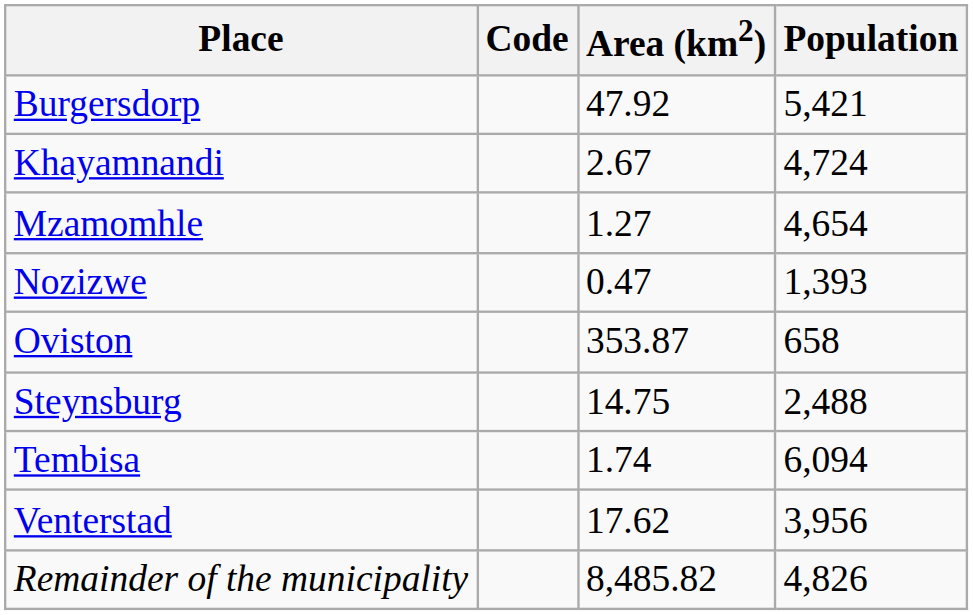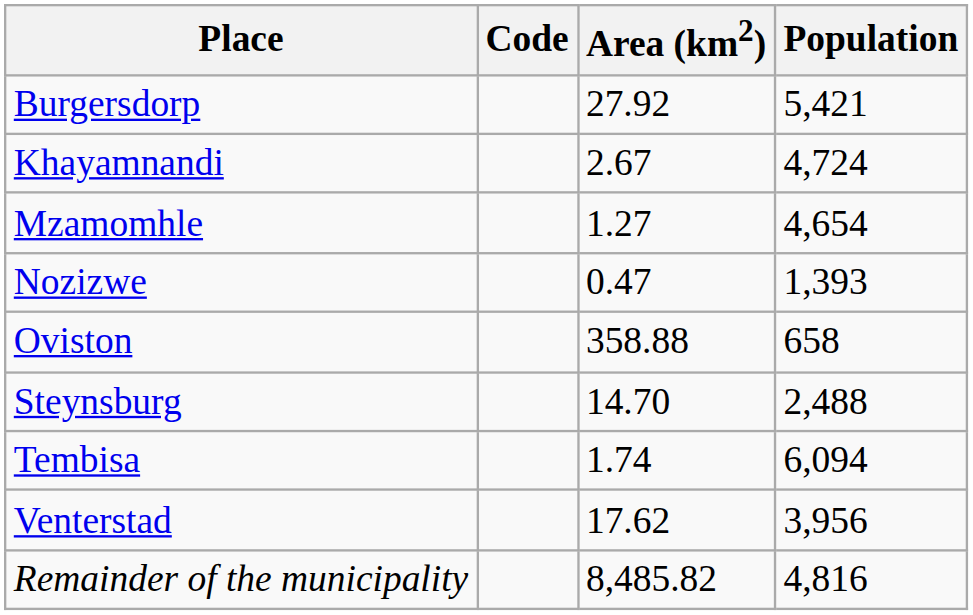(628, 103) 47.92 -> (628, 103) 27.92
(637, 341) 353.87 -> (637, 341) 358.88
(628, 400) 14.75 -> (628, 400) 14.70
(826, 578) 4,826 -> (826, 578) 4,816
